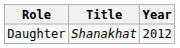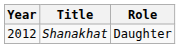columns swapped: (157, 14) <-> (36, 14)
